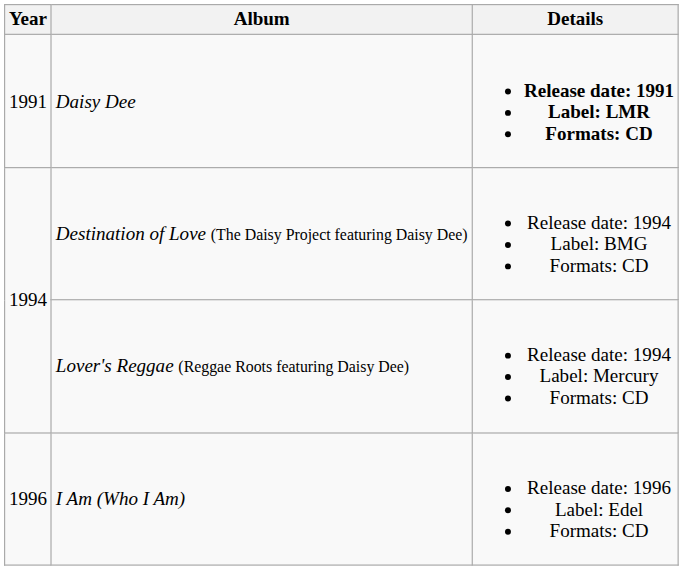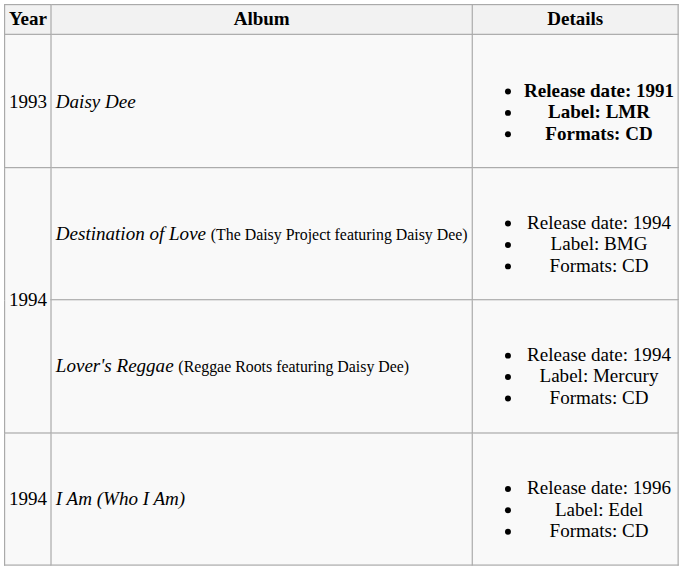(28, 100) 1991 -> (28, 100) 1993
(28, 498) 1996 -> (28, 498) 1994
